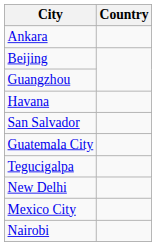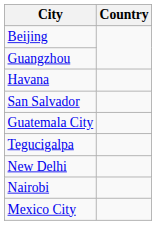- row: (28, 36)
rows swapped: (28, 230) <-> (42, 209)
